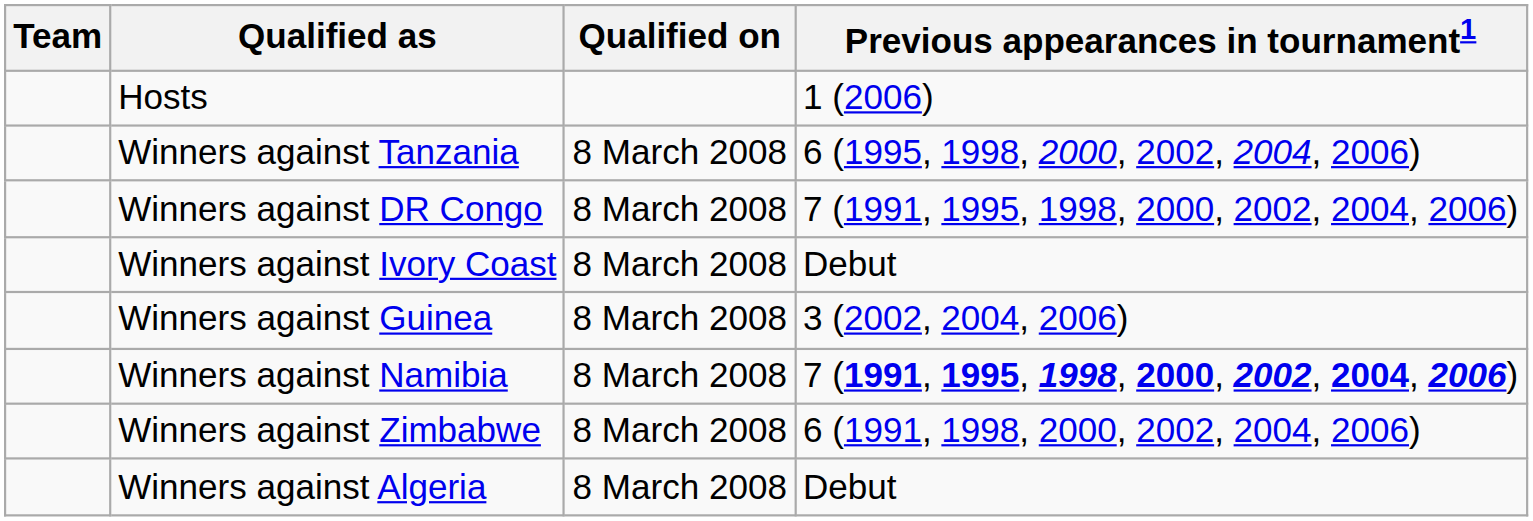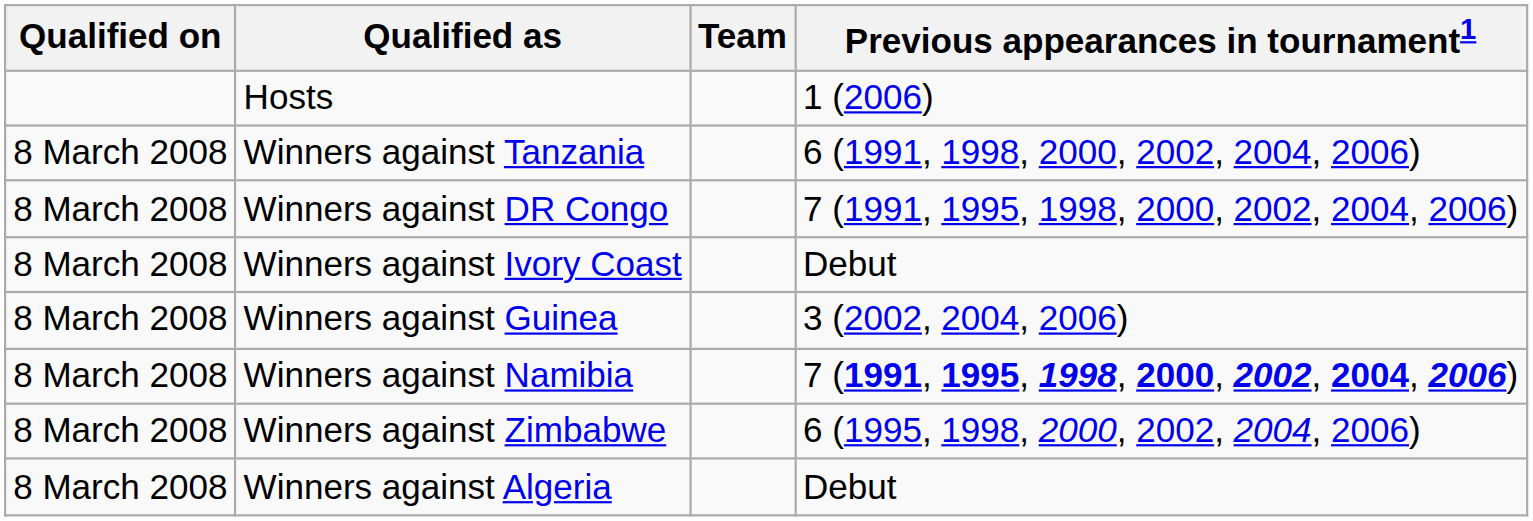columns swapped: (58, 37) <-> (680, 37)
(1112, 152) 6 (1995, 1998, 2000, 2002, 2004, 2006) -> (1112, 152) 6 (1991, 1998, 2000, 2002, 2004, 2006)
(1112, 430) 6 (1991, 1998, 2000, 2002, 2004, 2006) -> (1112, 430) 6 (1995, 1998, 2000, 2002, 2004, 2006)
